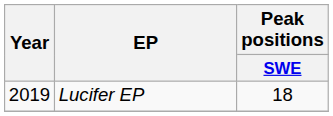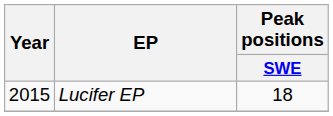(30, 95) 2019 -> (30, 95) 2015
